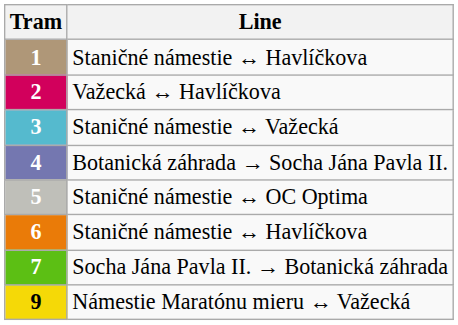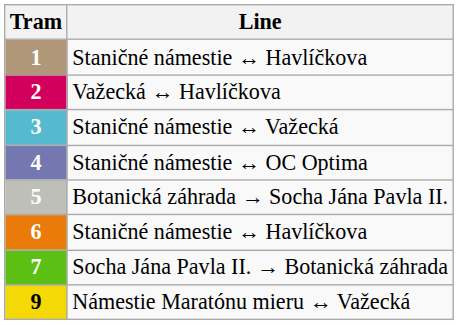(260, 162) Botanická záhrada → Socha Jána Pavla II. -> (220, 162) Staničné námestie ↔ OC Optima
(220, 197) Staničné námestie ↔ OC Optima -> (260, 197) Botanická záhrada → Socha Jána Pavla II.
